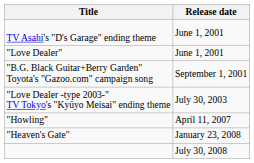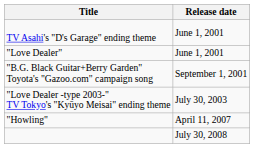- row: (38, 135)
